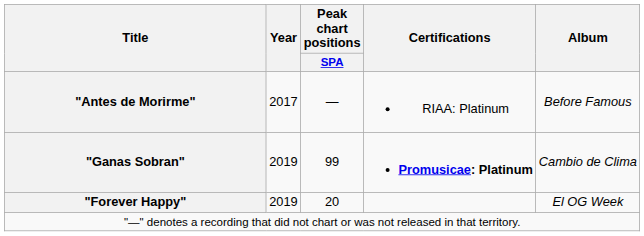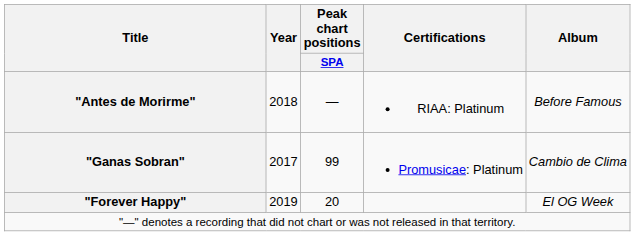(283, 101) 2017 -> (283, 101) 2018
(283, 162) 2019 -> (283, 162) 2017
(450, 169) bold -> (445, 169) normal
